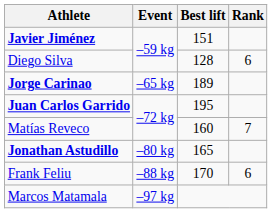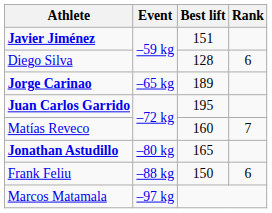(203, 174) 170 -> (203, 174) 150
